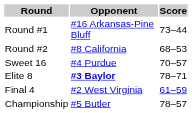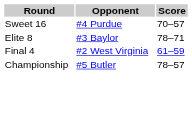- row: (26, 29)
- row: (26, 49)
(93, 76) bold -> (97, 37) normal
